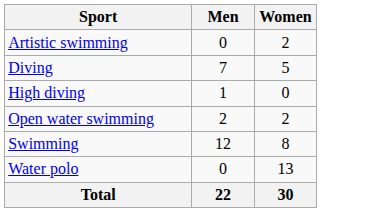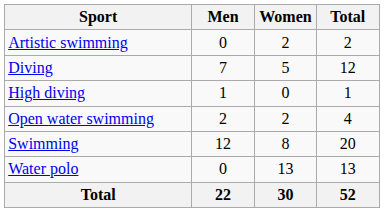+ column: (348, 17)
